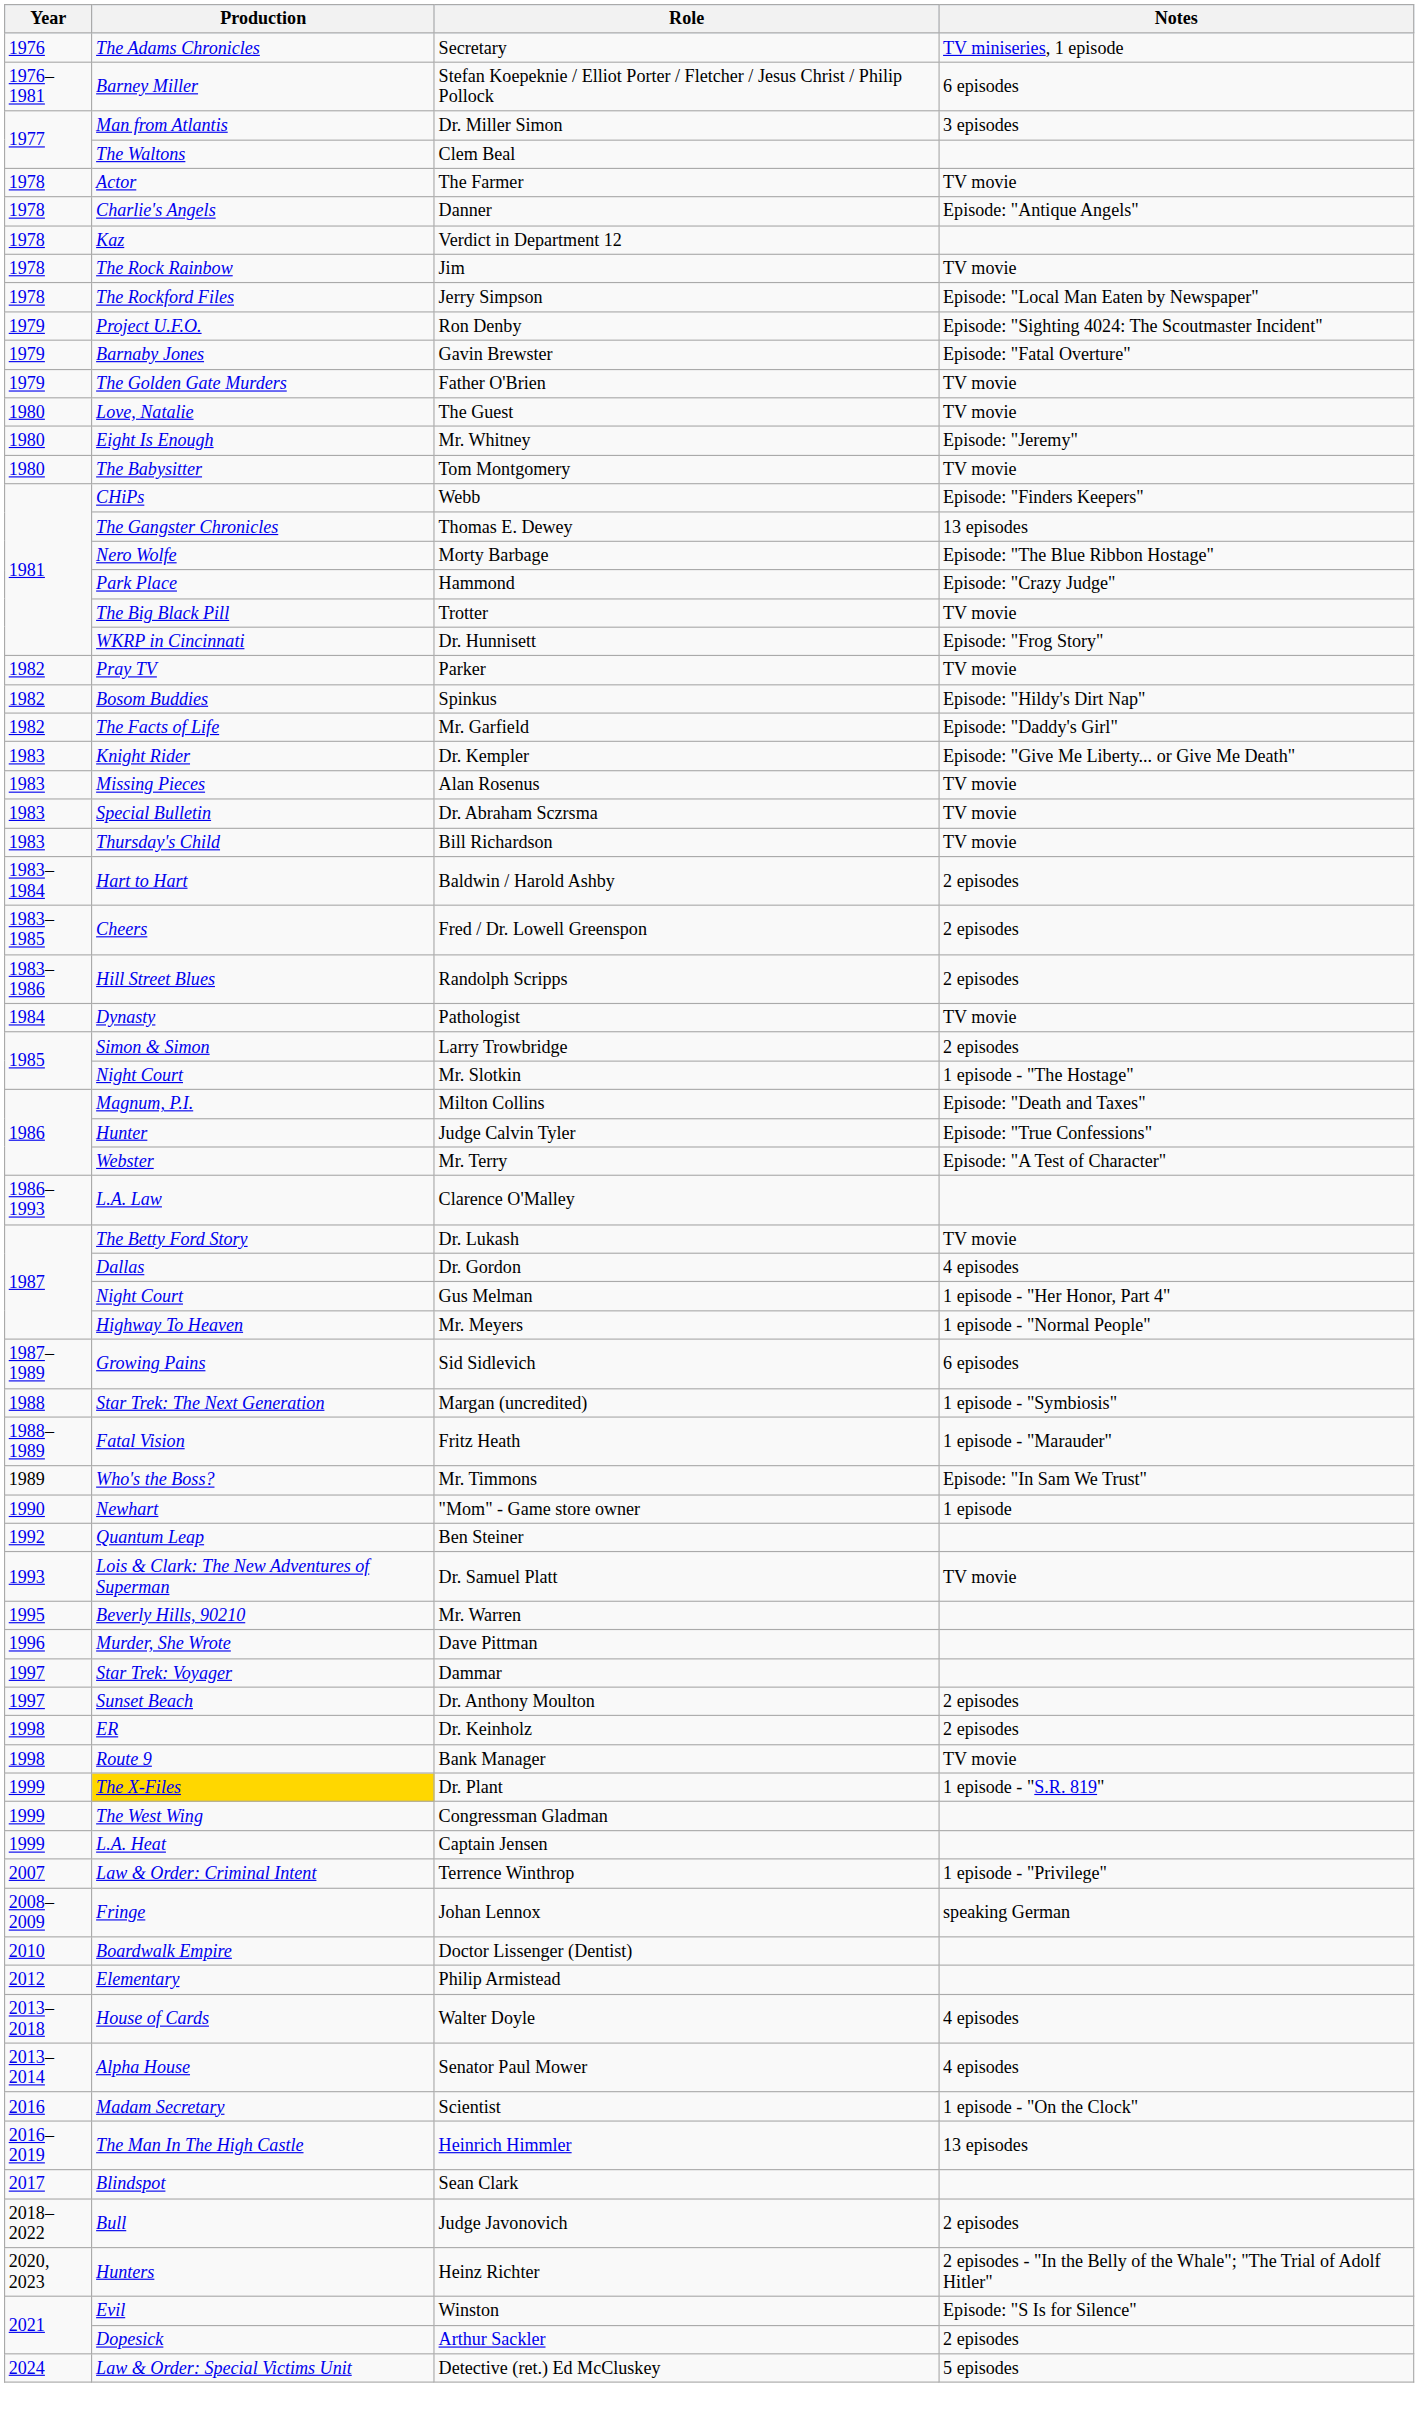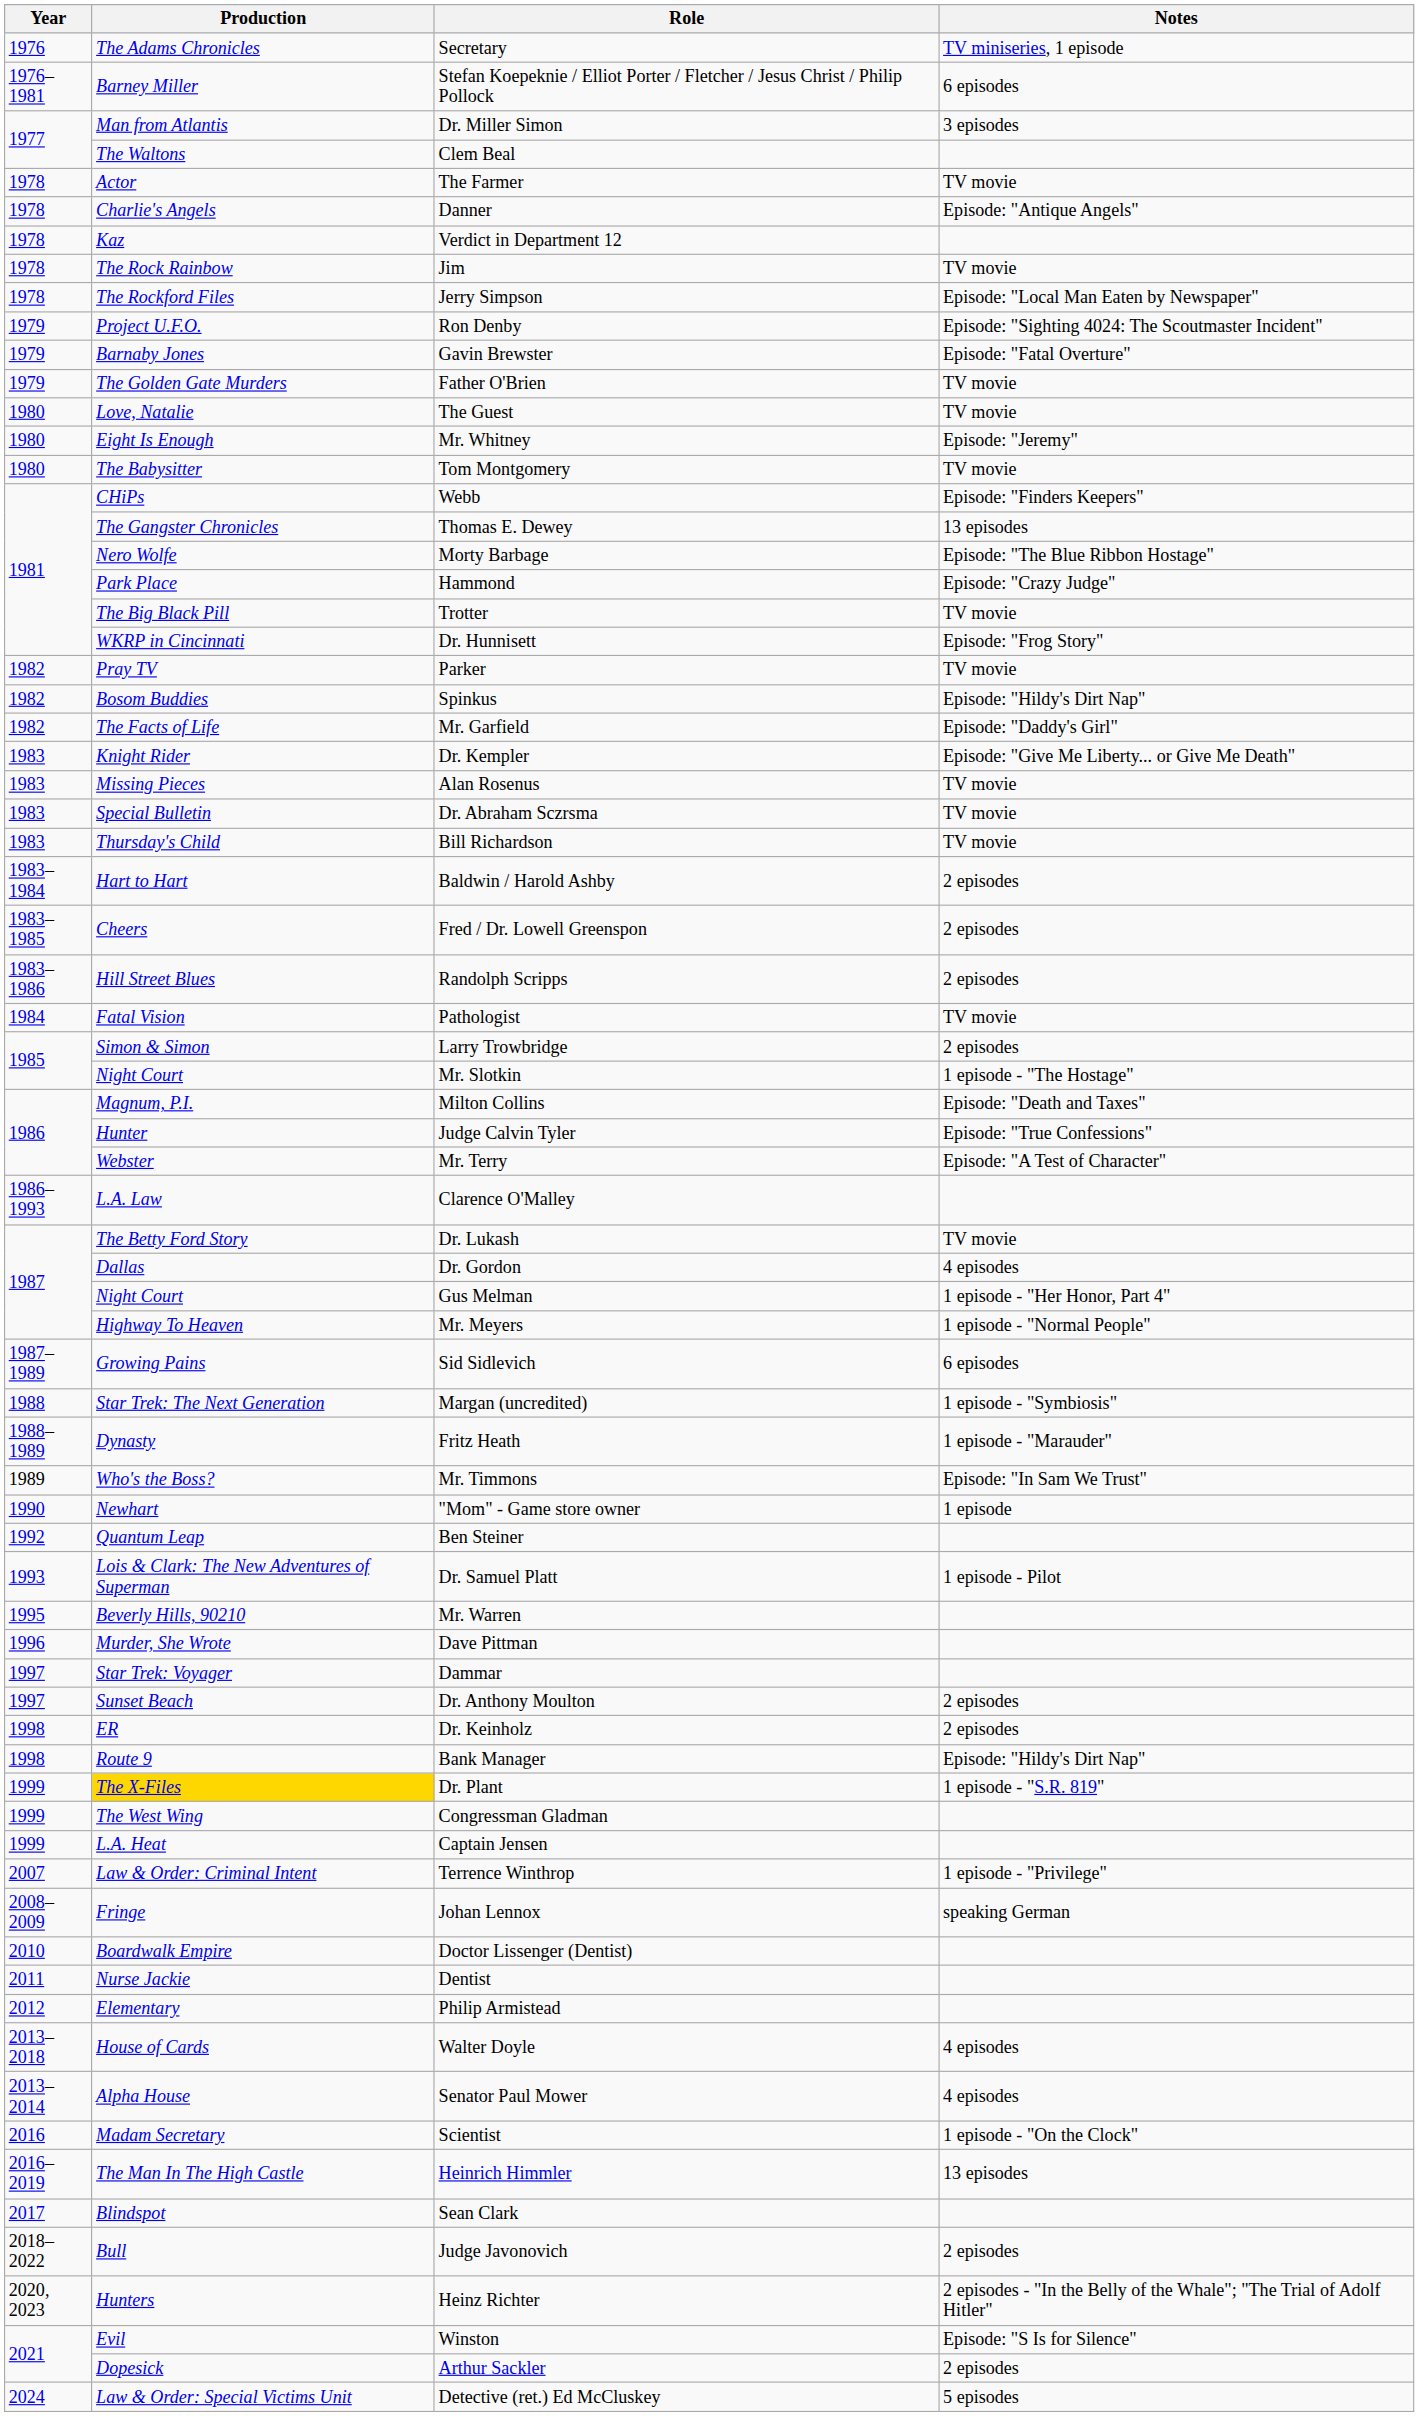(126, 1017) Dynasty -> (140, 1017) Fatal Vision
(140, 1441) Fatal Vision -> (126, 1441) Dynasty
(980, 1576) TV movie -> (1002, 1576) 1 episode - Pilot
(980, 1758) TV movie -> (1044, 1758) Episode: "Hildy's Dirt Nap"
+ row: (465, 1979)
